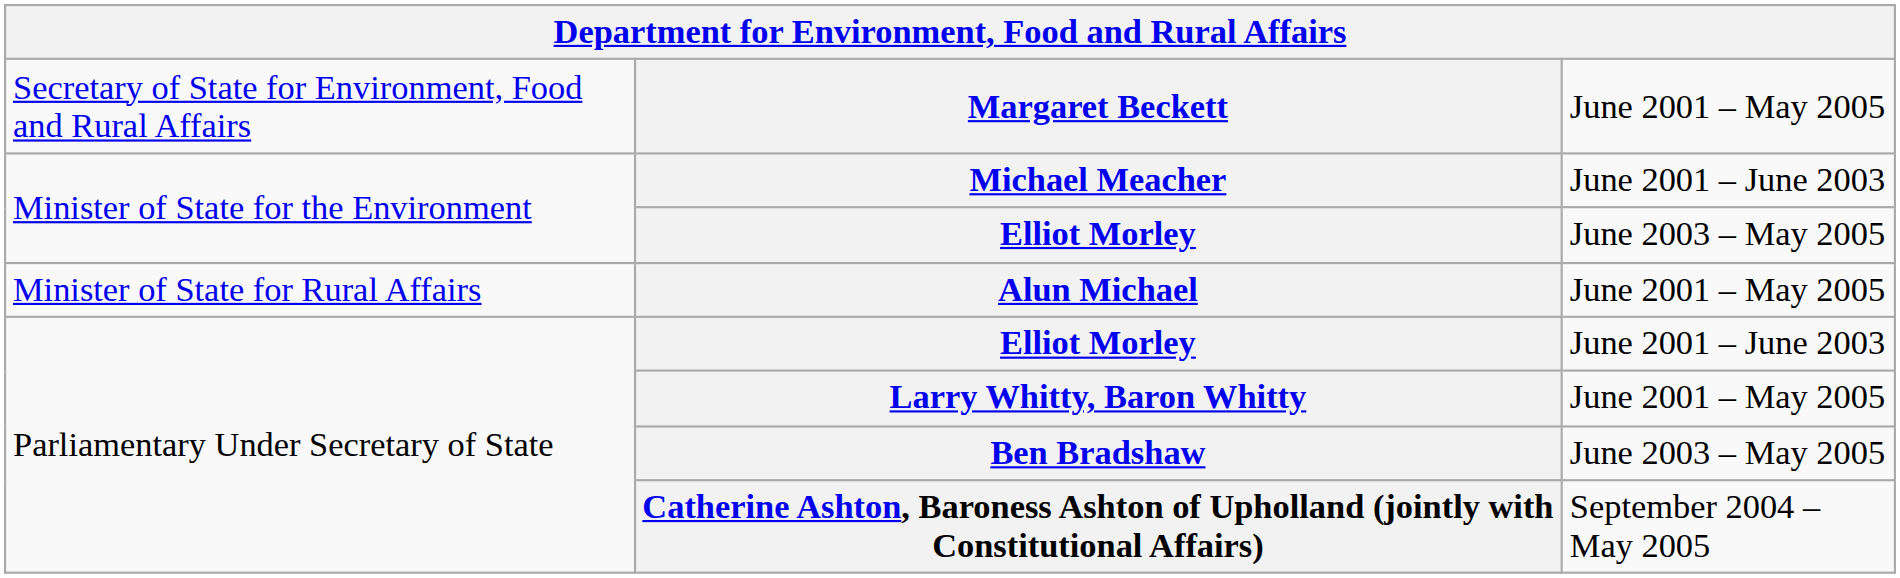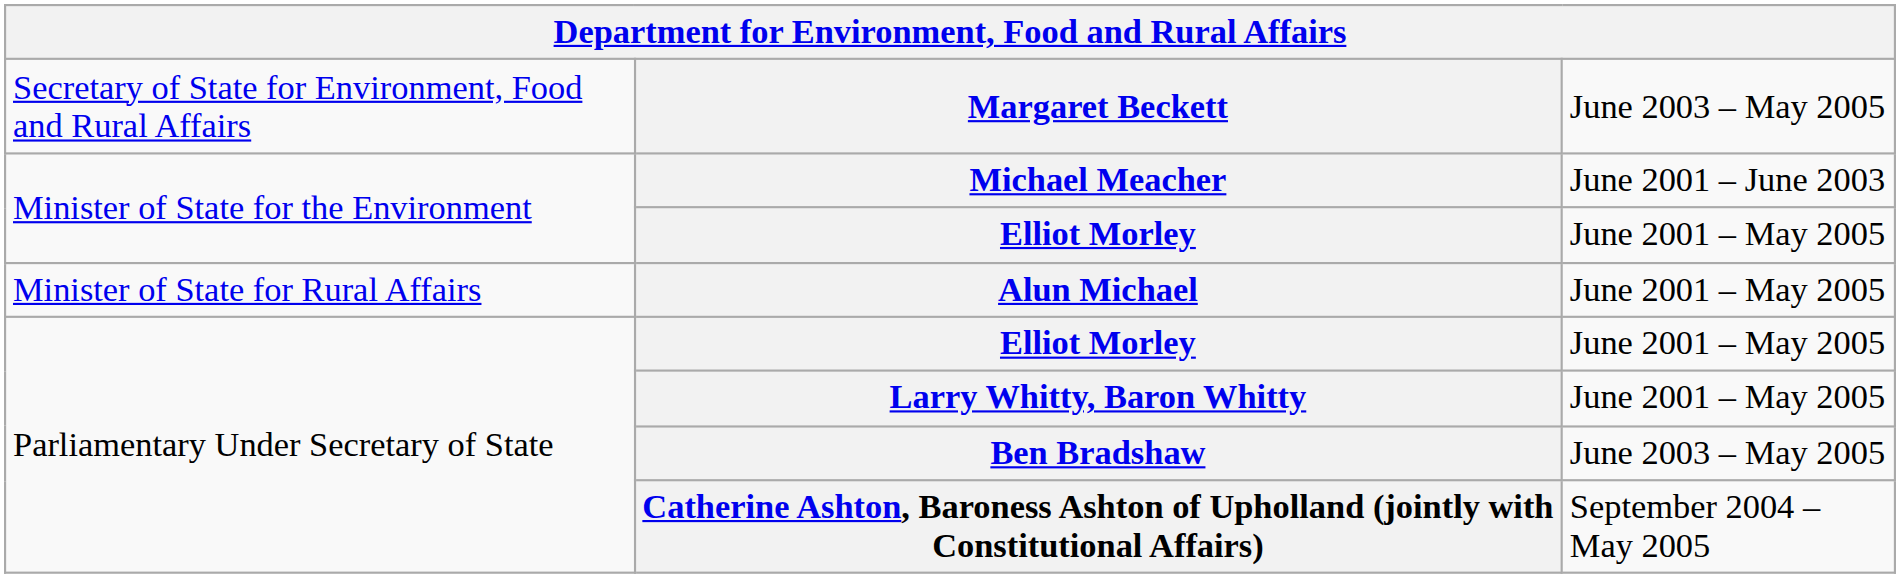(1727, 105) June 2001 – May 2005 -> (1727, 105) June 2003 – May 2005
(1727, 234) June 2003 – May 2005 -> (1727, 234) June 2001 – May 2005
(1727, 343) June 2001 – June 2003 -> (1727, 343) June 2001 – May 2005
